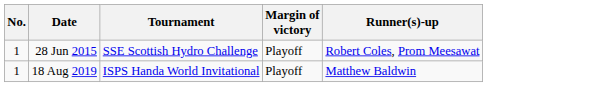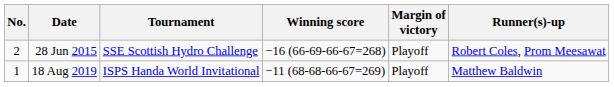+ column: (325, 22)
(17, 50) 1 -> (17, 50) 2
